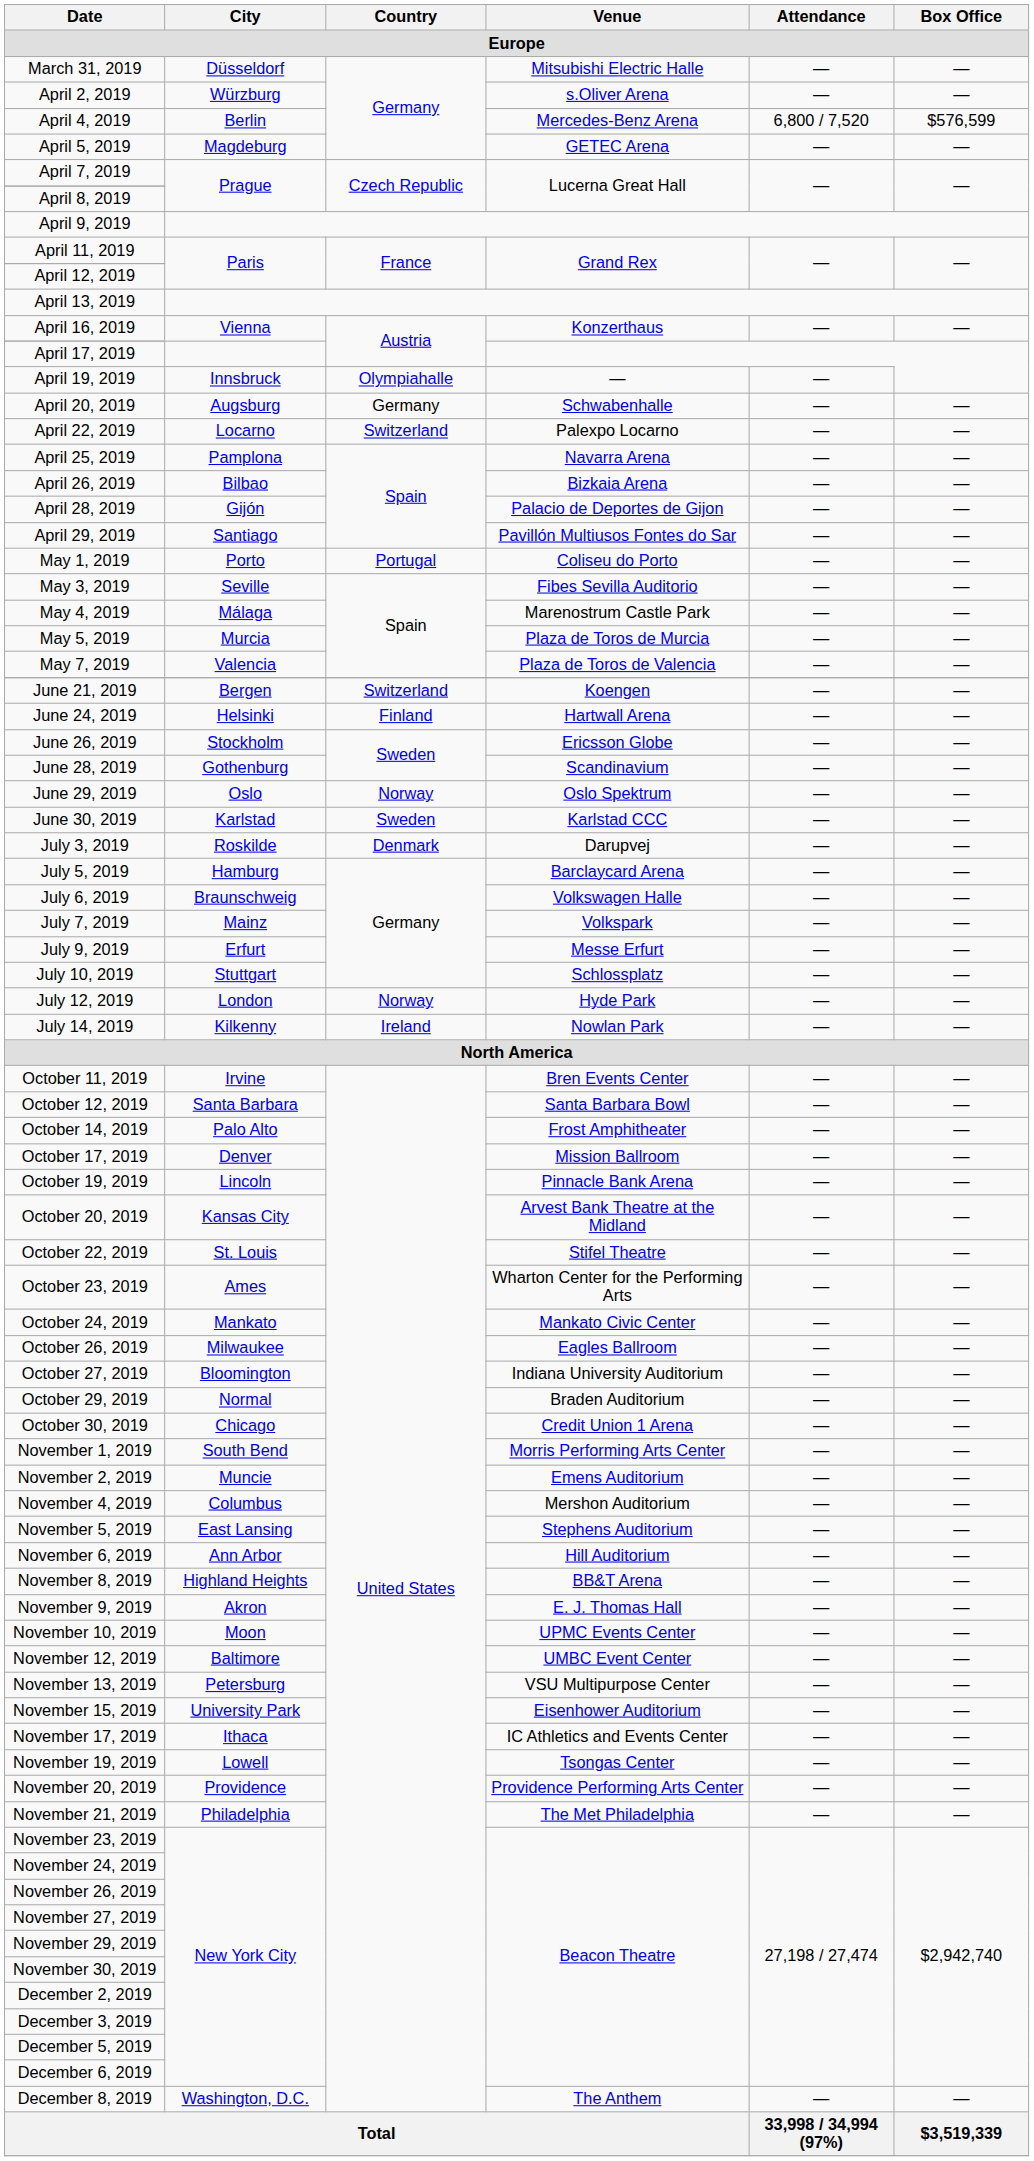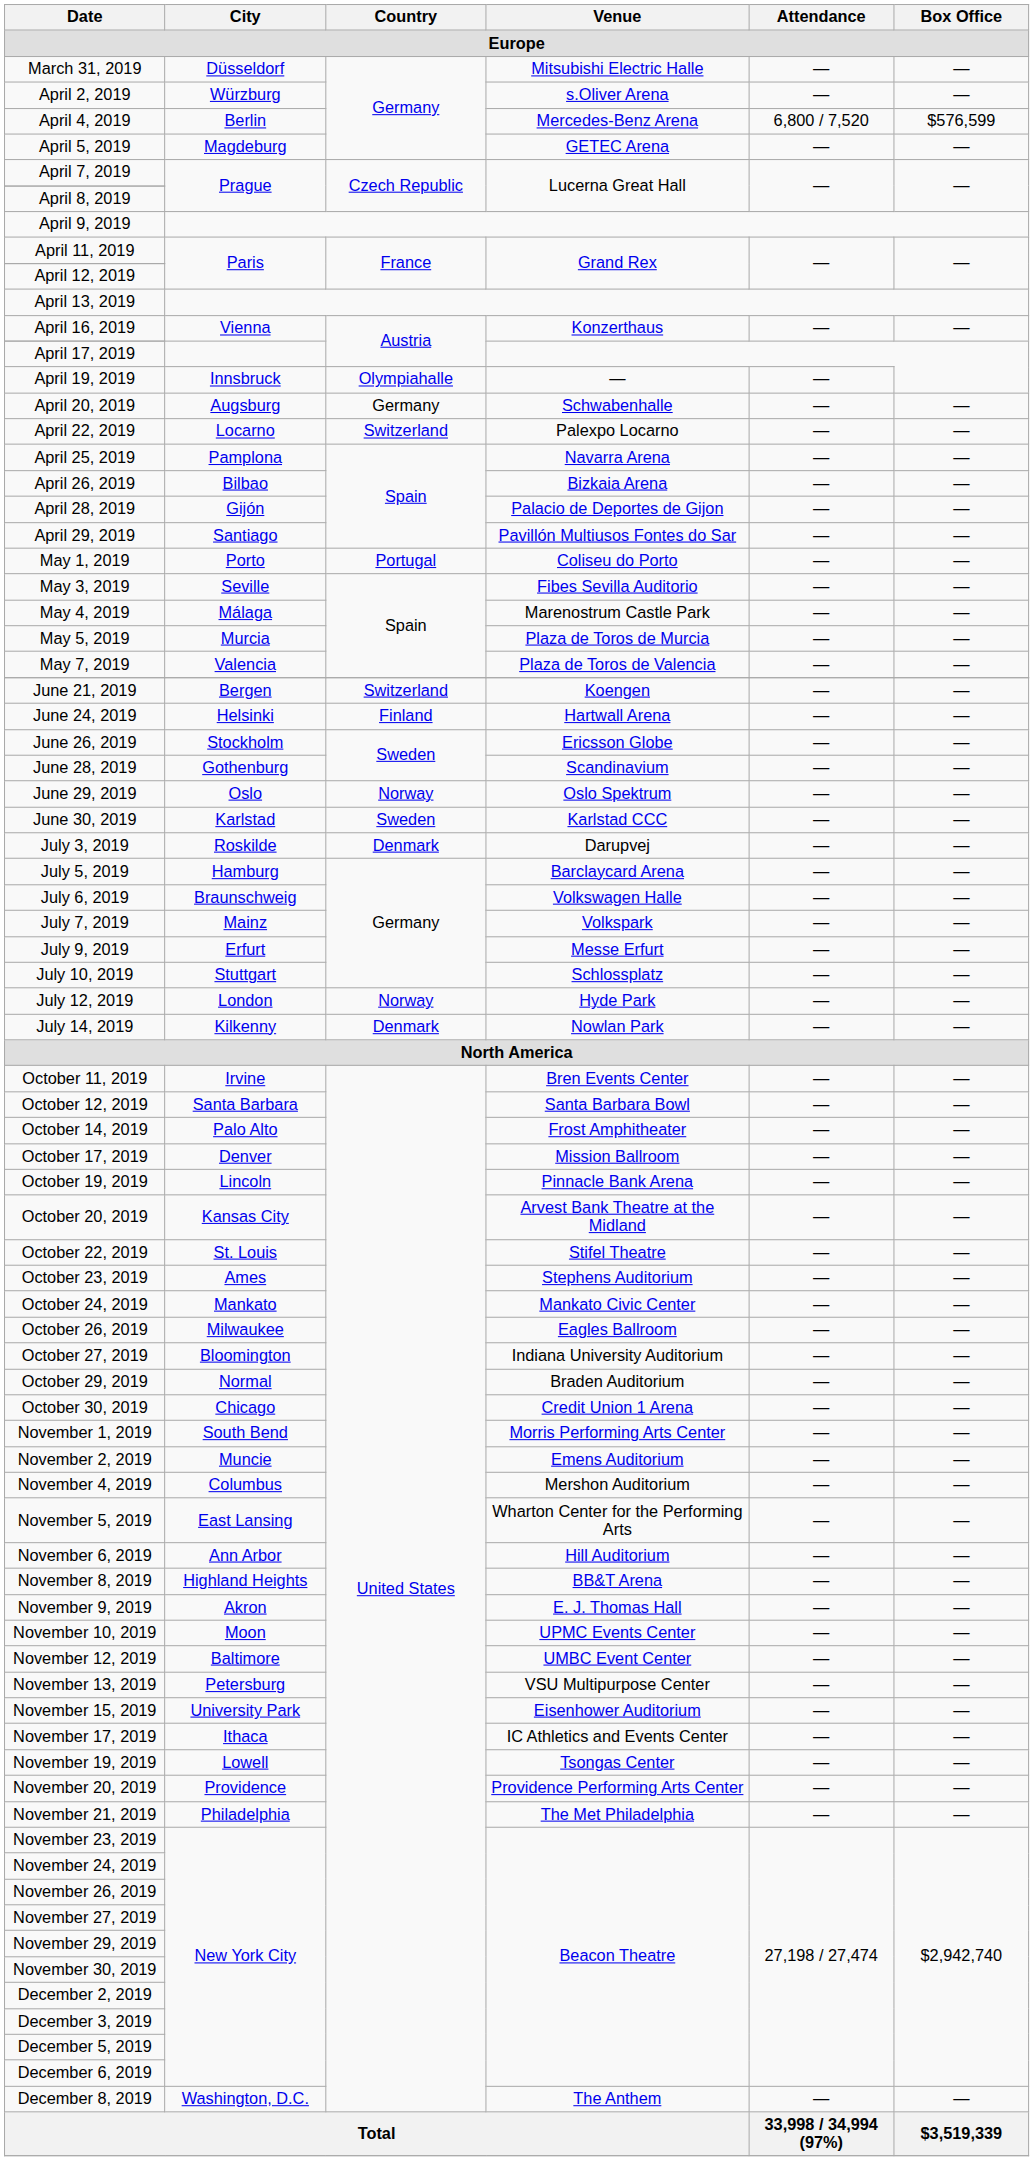(406, 1026) Ireland -> (406, 1026) Denmark
(617, 1287) Wharton Center for the Performing Arts -> (617, 1278) Stephens Auditorium
(617, 1529) Stephens Auditorium -> (617, 1520) Wharton Center for the Performing Arts
